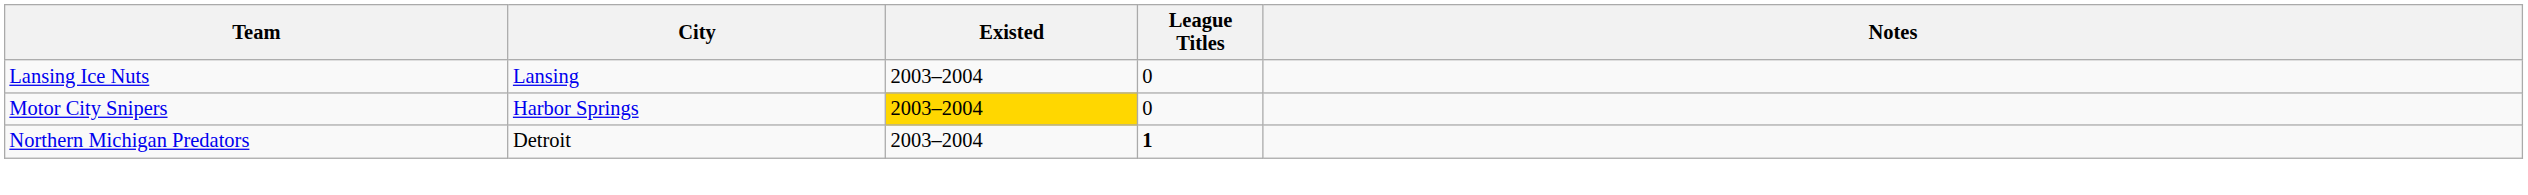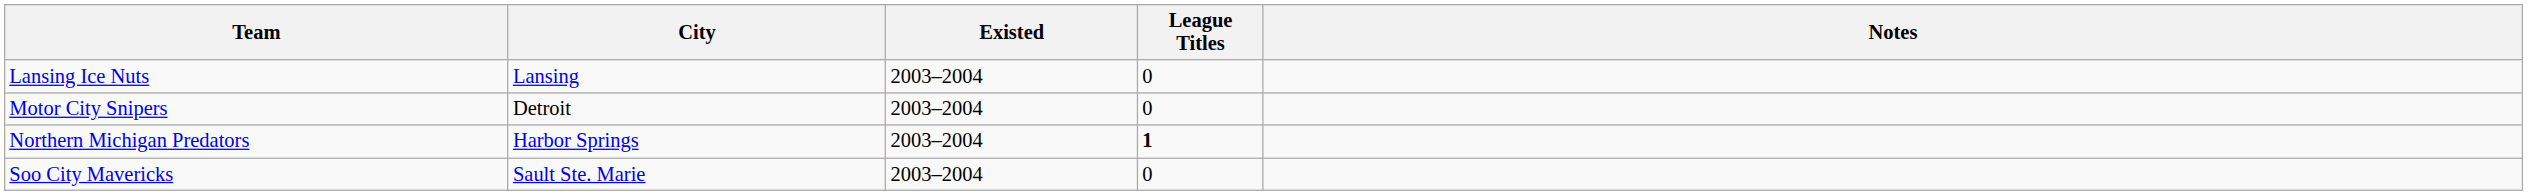(576, 108) Harbor Springs -> (542, 108) Detroit
(937, 108) gold background -> (937, 108) no background
(542, 141) Detroit -> (576, 141) Harbor Springs
+ row: (91, 173)
